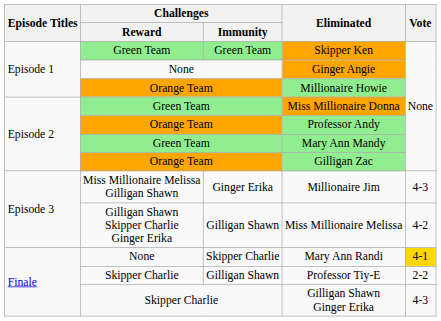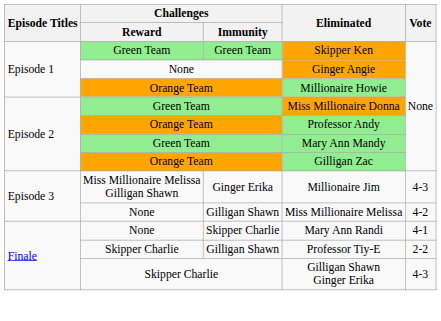(142, 225) Gilligan Shawn Skipper Charlie Ginger Erika -> (142, 212) None
(420, 256) gold background -> (420, 230) no background
